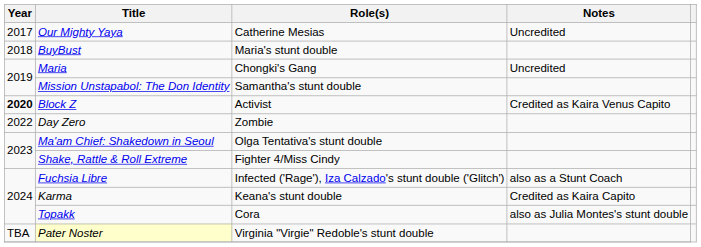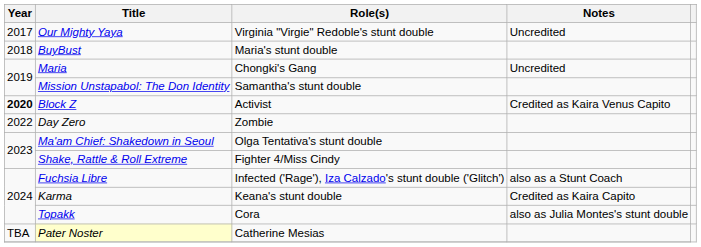(280, 31) Catherine Mesias -> (334, 31) Virginia "Virgie" Redoble's stunt double
(334, 232) Virginia "Virgie" Redoble's stunt double -> (280, 232) Catherine Mesias
